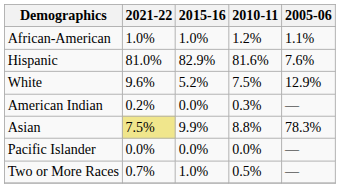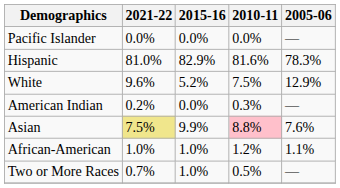rows swapped: (59, 37) <-> (52, 149)
(300, 60) 7.6% -> (303, 60) 78.3%
(247, 127) no background -> (247, 127) pink background
(303, 127) 78.3% -> (300, 127) 7.6%
